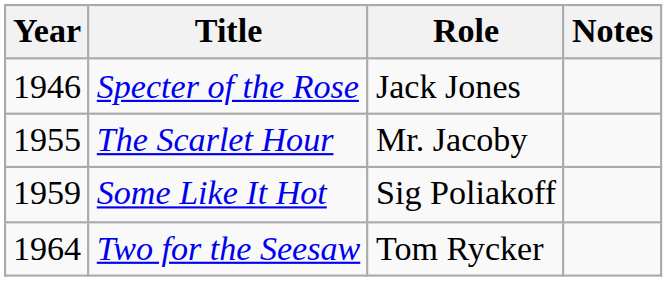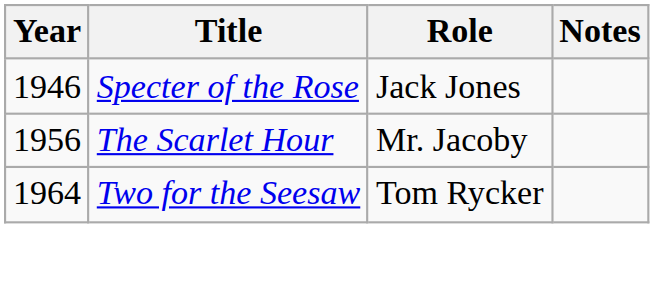(47, 139) 1955 -> (47, 139) 1956
- row: (212, 193)
